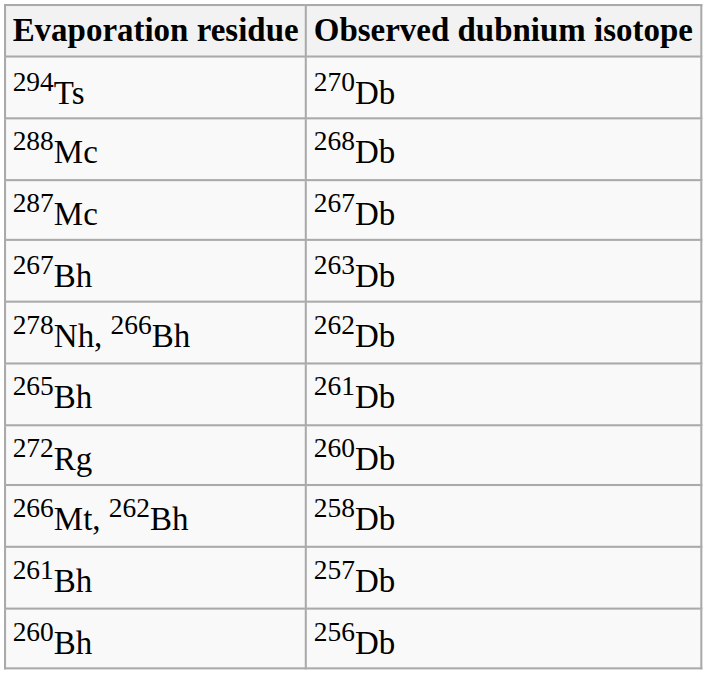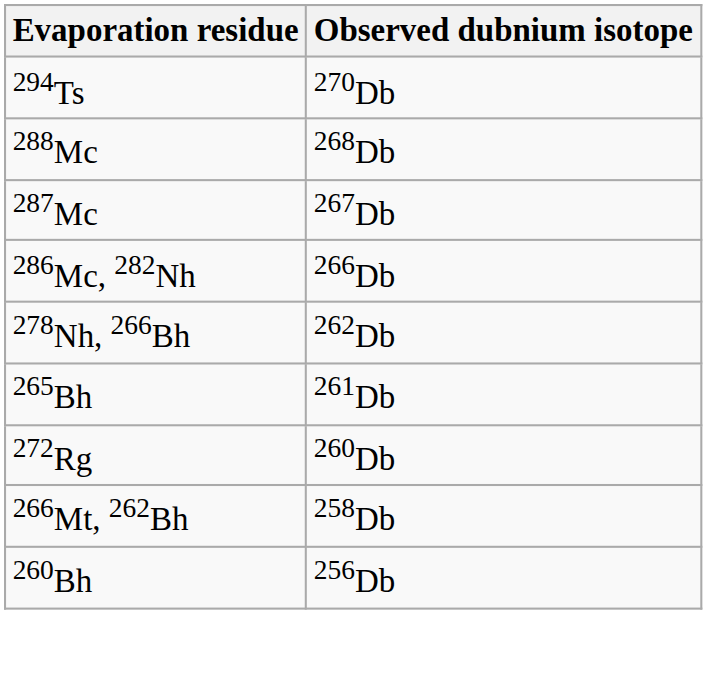+ row: (104, 270)
- row: (52, 270)
- row: (52, 576)
